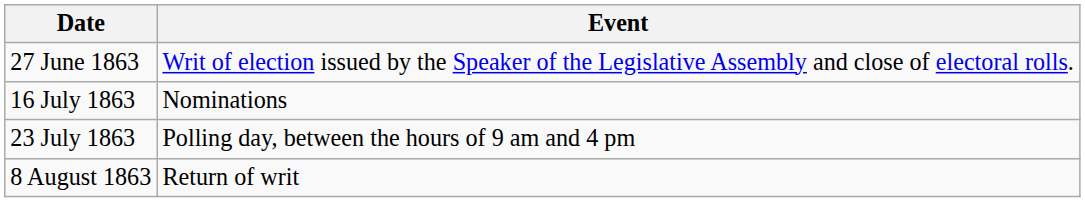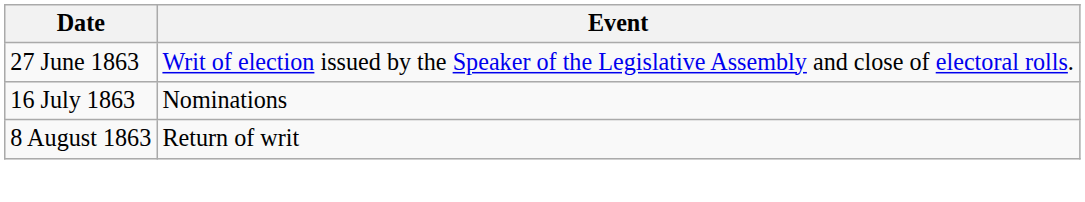- row: (73, 138)
